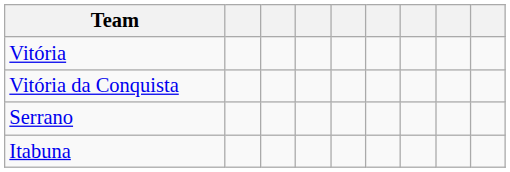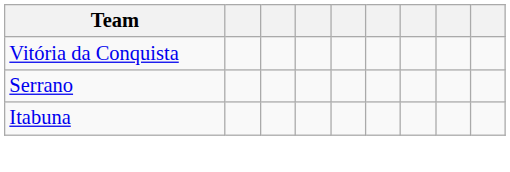- row: (38, 53)
